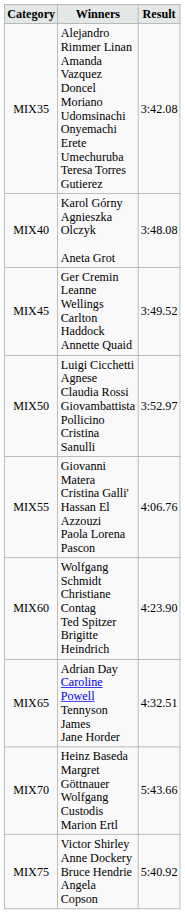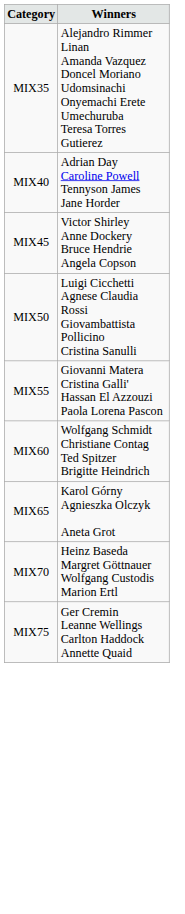- column: (159, 14)
(92, 230) Karol Górny Agnieszka Olczyk Aneta Grot -> (101, 182) Adrian Day Caroline Powell Tennyson James Jane Horder
(96, 311) Ger Cremin Leanne Wellings Carlton Haddock Annette Quaid -> (98, 242) Victor Shirley Anne Dockery Bruce Hendrie Angela Copson
(90, 703) Adrian Day Caroline Powell Tennyson James Jane Horder -> (105, 511) Karol Górny Agnieszka Olczyk Aneta Grot
(96, 871) Victor Shirley Anne Dockery Bruce Hendrie Angela Copson -> (102, 632) Ger Cremin Leanne Wellings Carlton Haddock Annette Quaid
